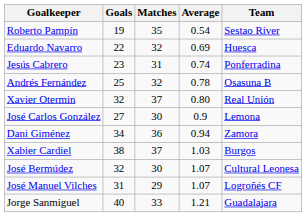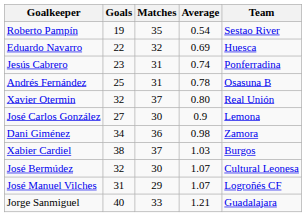(157, 82) 32 -> (157, 82) 31
(200, 133) 0.94 -> (200, 133) 0.98
